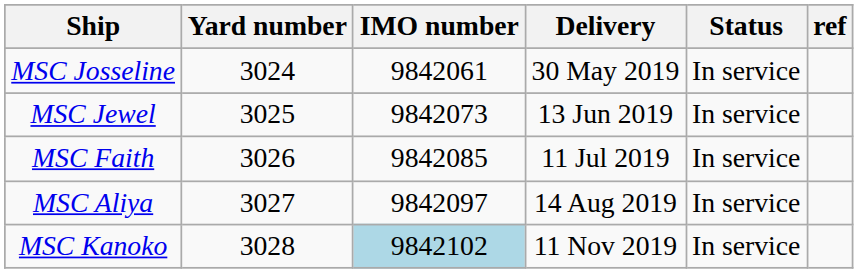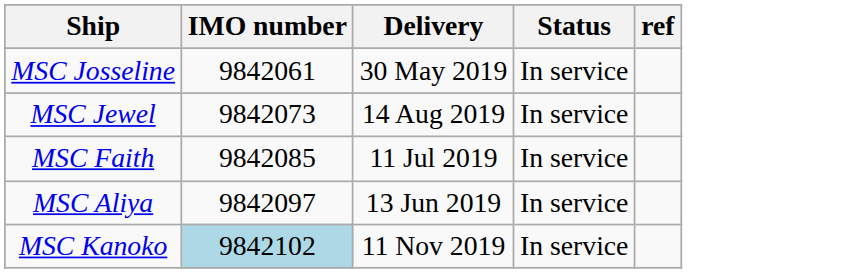- column: (267, 26)
(605, 114) 13 Jun 2019 -> (433, 114) 14 Aug 2019
(605, 202) 14 Aug 2019 -> (433, 202) 13 Jun 2019
